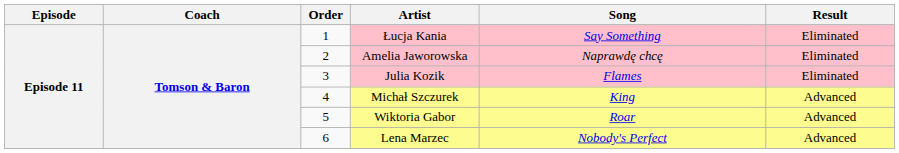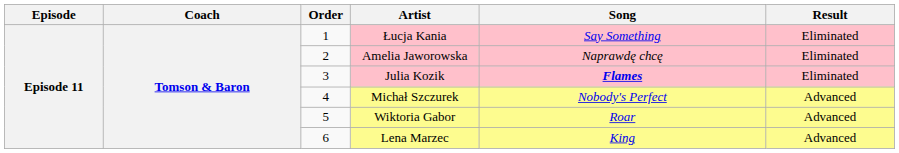(622, 76) normal -> (622, 76) bold
(622, 96) King -> (622, 96) Nobody's Perfect
(622, 138) Nobody's Perfect -> (622, 138) King
